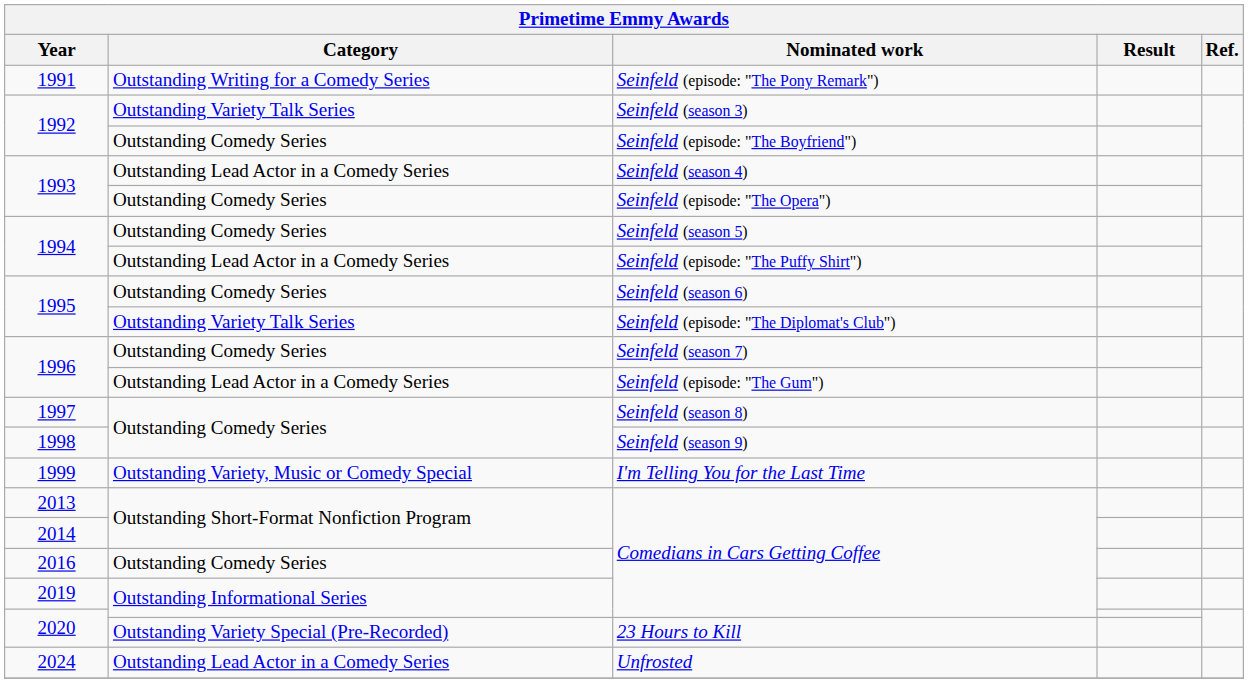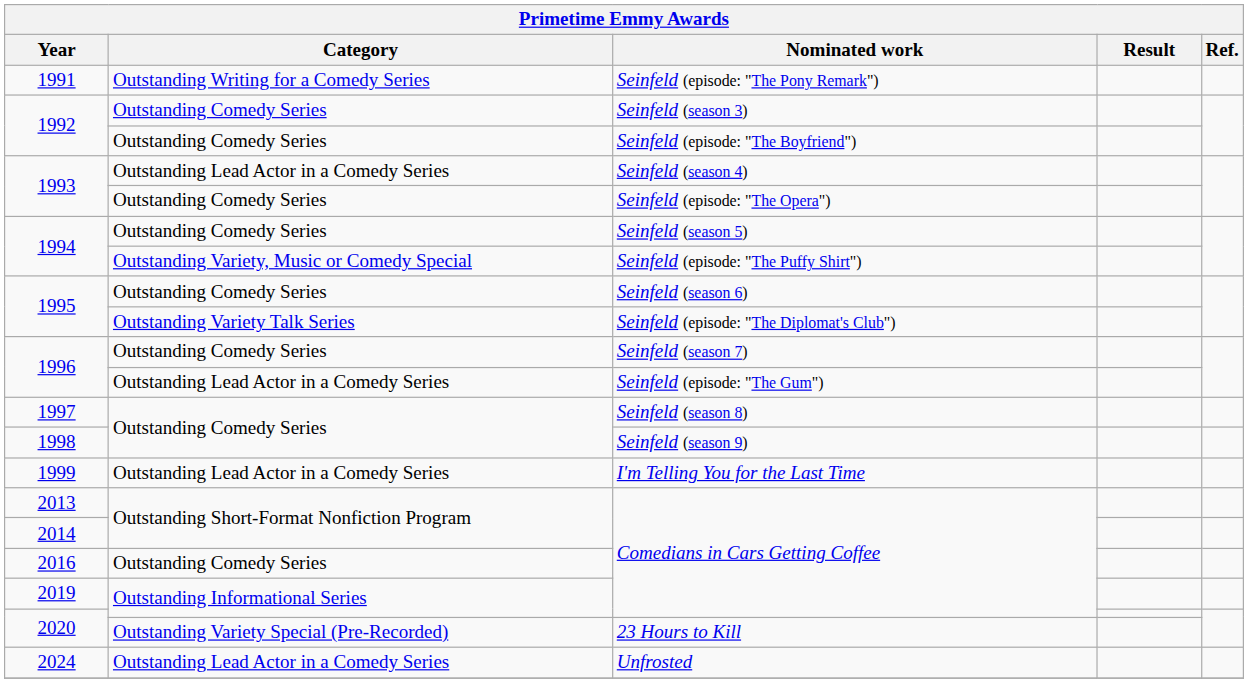(234, 110) Outstanding Variety Talk Series -> (220, 110) Outstanding Comedy Series
(281, 261) Outstanding Lead Actor in a Comedy Series -> (292, 261) Outstanding Variety, Music or Comedy Special
(292, 472) Outstanding Variety, Music or Comedy Special -> (281, 472) Outstanding Lead Actor in a Comedy Series
